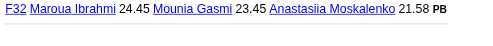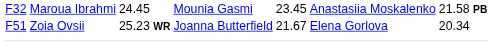+ row: (16, 26)
